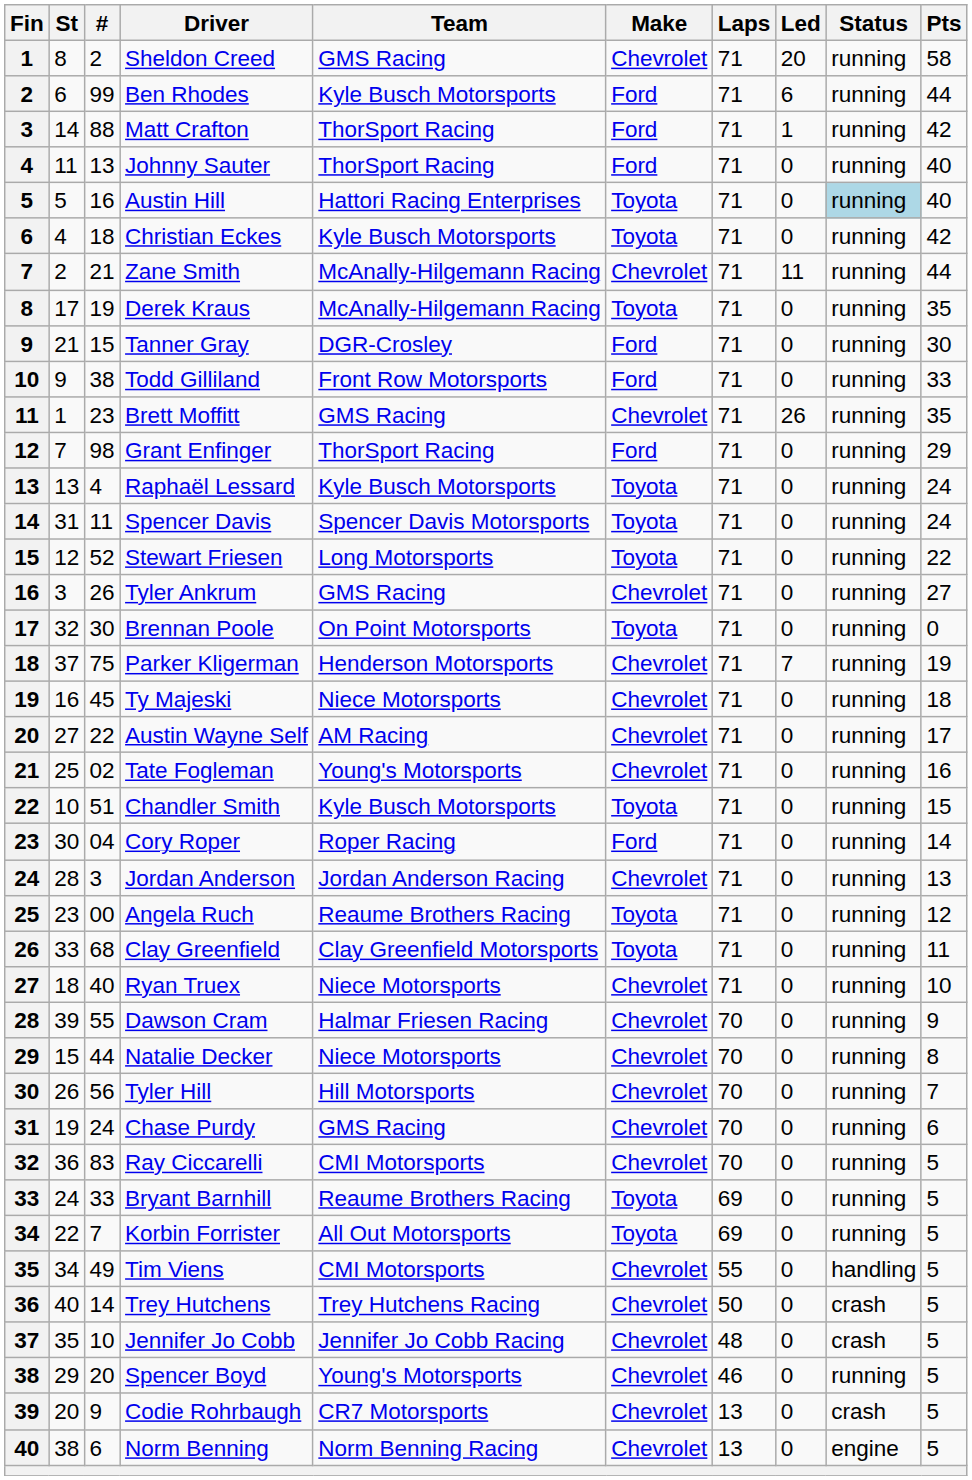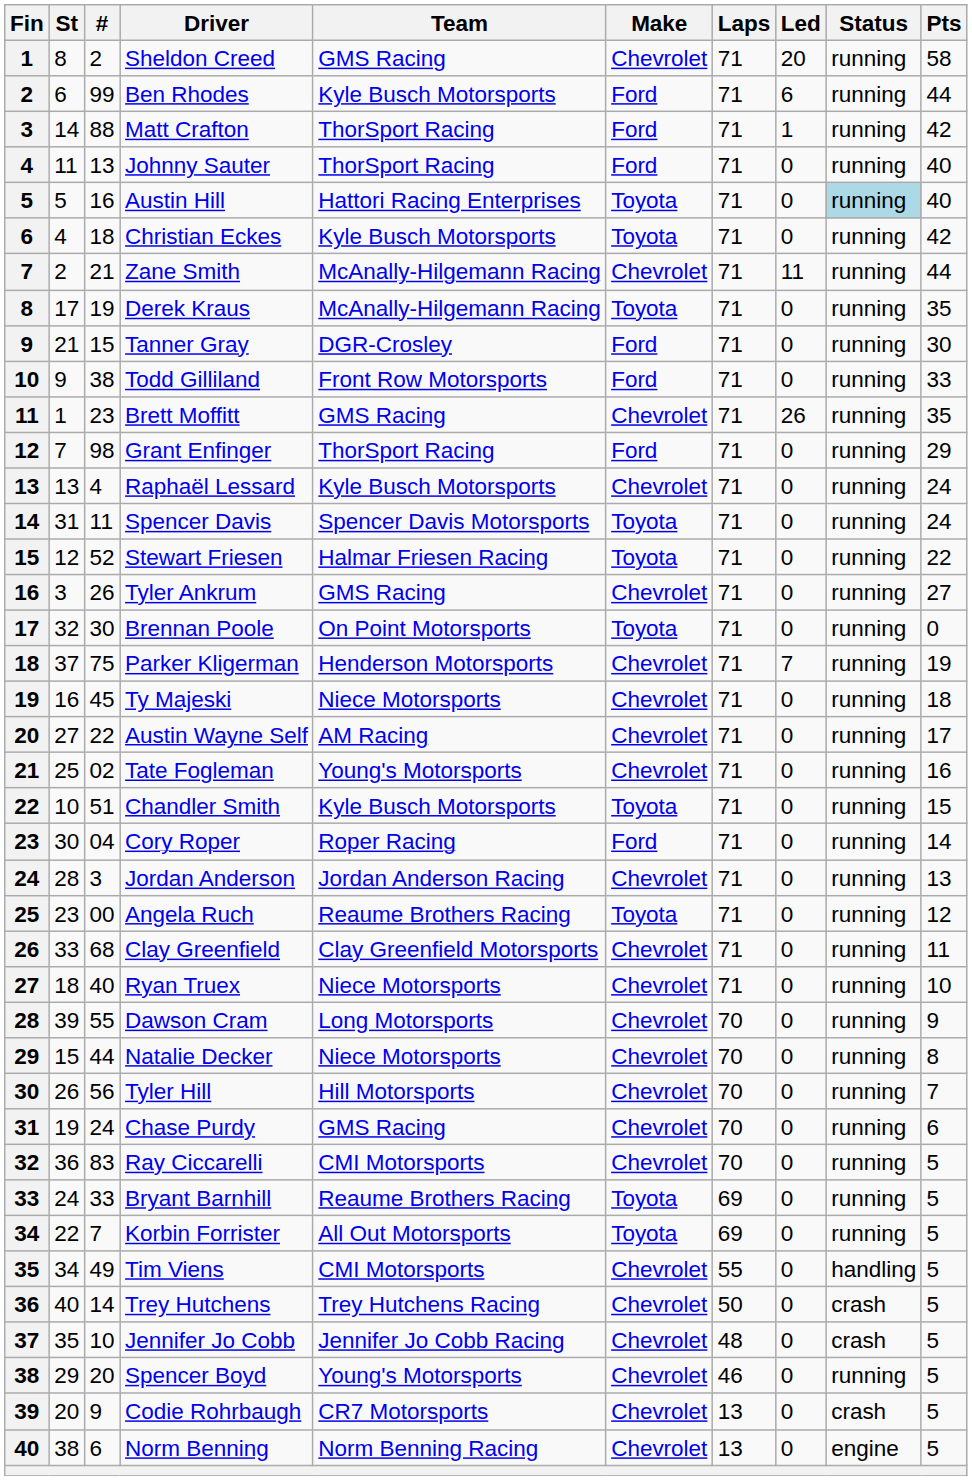(644, 486) Toyota -> (659, 486) Chevrolet
(406, 557) Long Motorsports -> (433, 557) Halmar Friesen Racing
(644, 949) Toyota -> (659, 949) Chevrolet
(433, 1020) Halmar Friesen Racing -> (406, 1020) Long Motorsports
